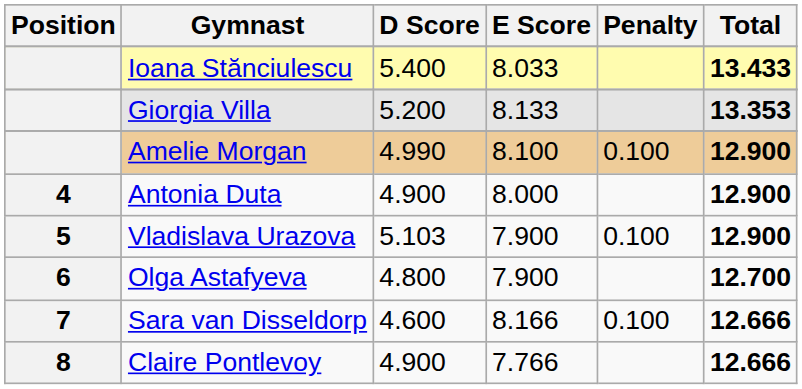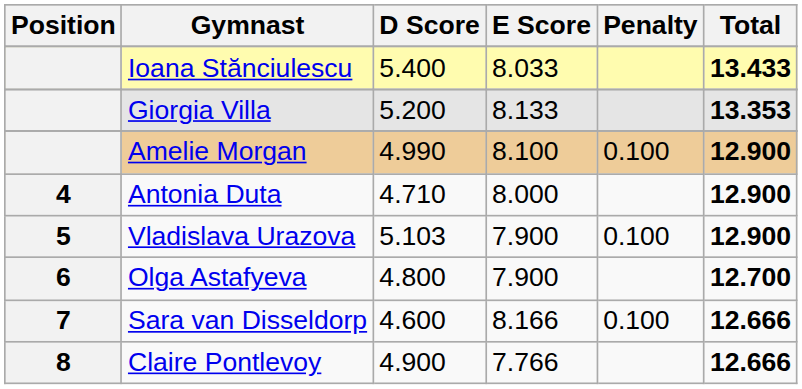(413, 194) 4.900 -> (413, 194) 4.710
